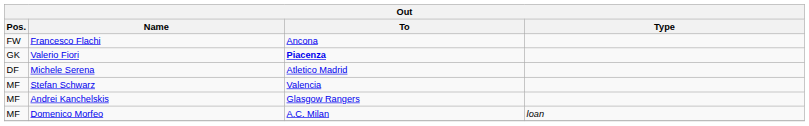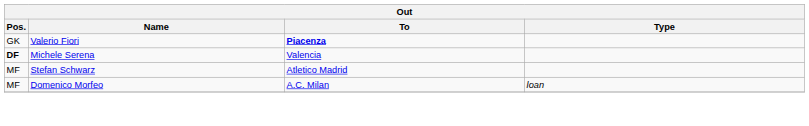- row: (66, 41)
(13, 70) normal -> (13, 56) bold
(317, 70) Atletico Madrid -> (304, 56) Valencia
(304, 85) Valencia -> (317, 70) Atletico Madrid
- row: (70, 99)
